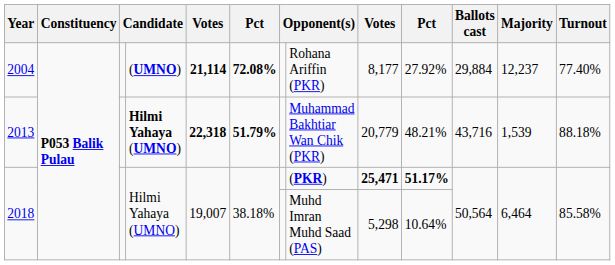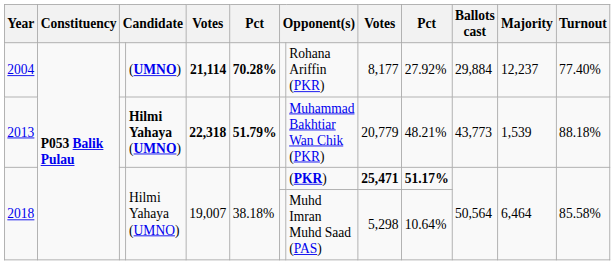(255, 69) 72.08% -> (255, 69) 70.28%
(474, 132) 43,716 -> (474, 132) 43,773
